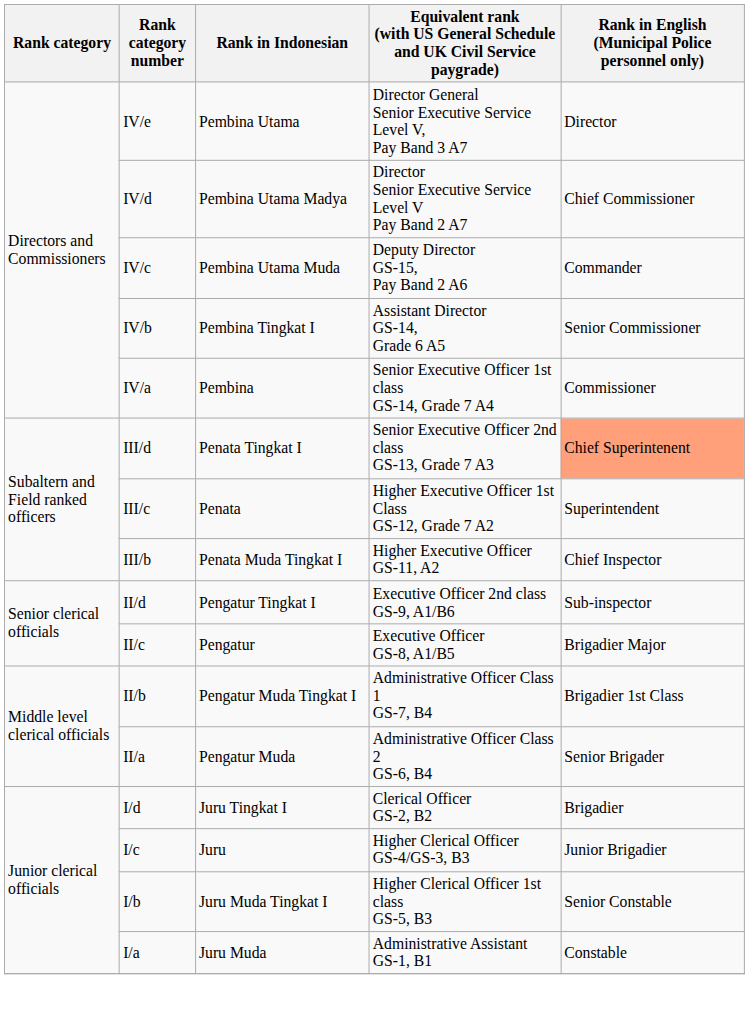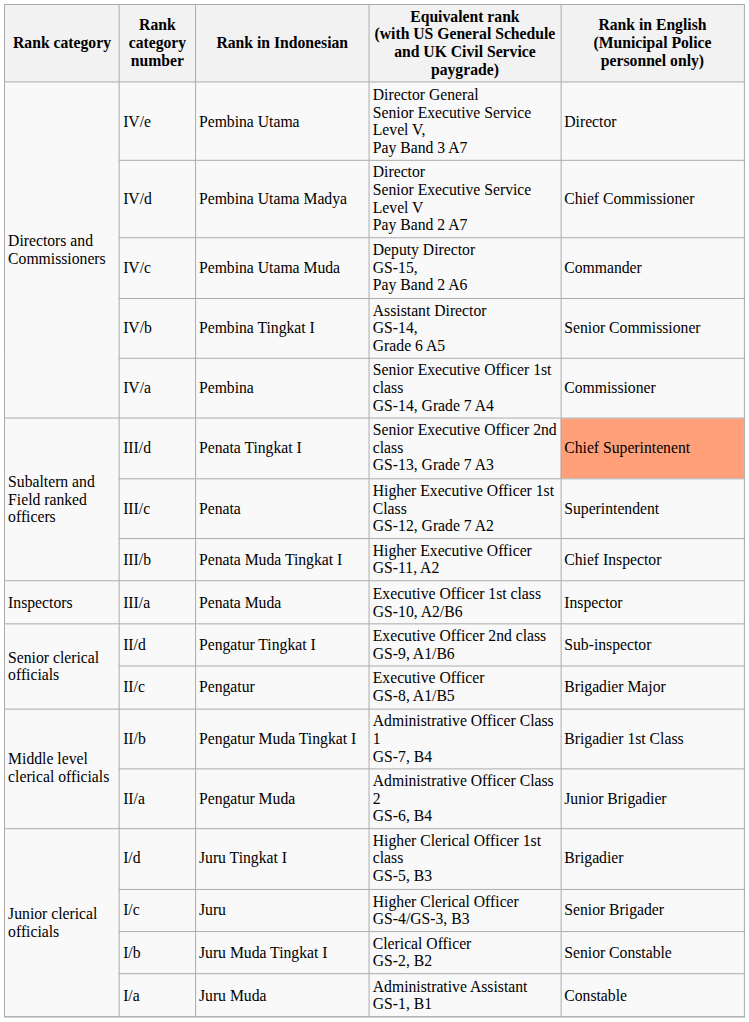+ row: (137, 602)
(614, 756) Senior Brigader -> (615, 798) Junior Brigadier
(422, 807) Clerical Officer GS-2, B2 -> (457, 858) Higher Clerical Officer 1st class GS-5, B3
(615, 850) Junior Brigadier -> (614, 910) Senior Brigader
(457, 901) Higher Clerical Officer 1st class GS-5, B3 -> (422, 952) Clerical Officer GS-2, B2
